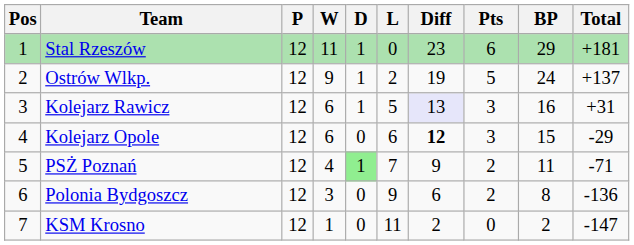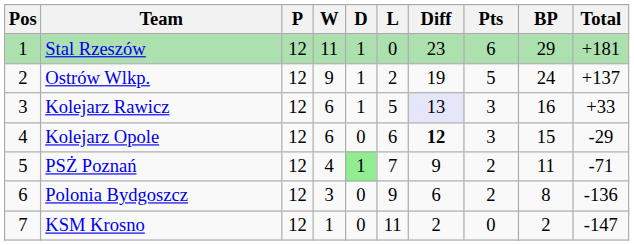(601, 107) +31 -> (601, 107) +33
